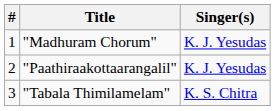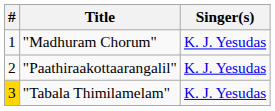(12, 93) no background -> (12, 93) gold background
(221, 93) K. S. Chitra -> (225, 93) K. J. Yesudas
